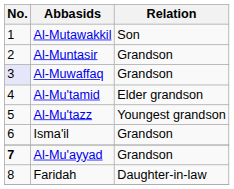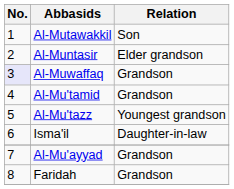(145, 54) Grandson -> (160, 54) Elder grandson
(160, 94) Elder grandson -> (145, 94) Grandson
(145, 134) Grandson -> (162, 134) Daughter-in-law
(11, 154) bold -> (11, 154) normal
(162, 174) Daughter-in-law -> (145, 174) Grandson
